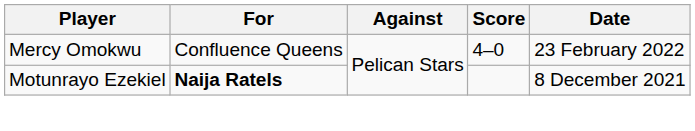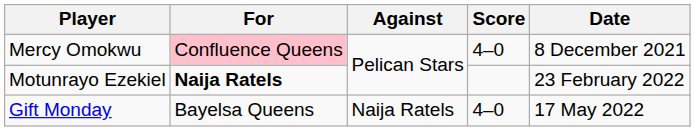(259, 49) no background -> (259, 49) pink background
(609, 49) 23 February 2022 -> (610, 49) 8 December 2021
(610, 79) 8 December 2021 -> (609, 79) 23 February 2022
+ row: (60, 110)
